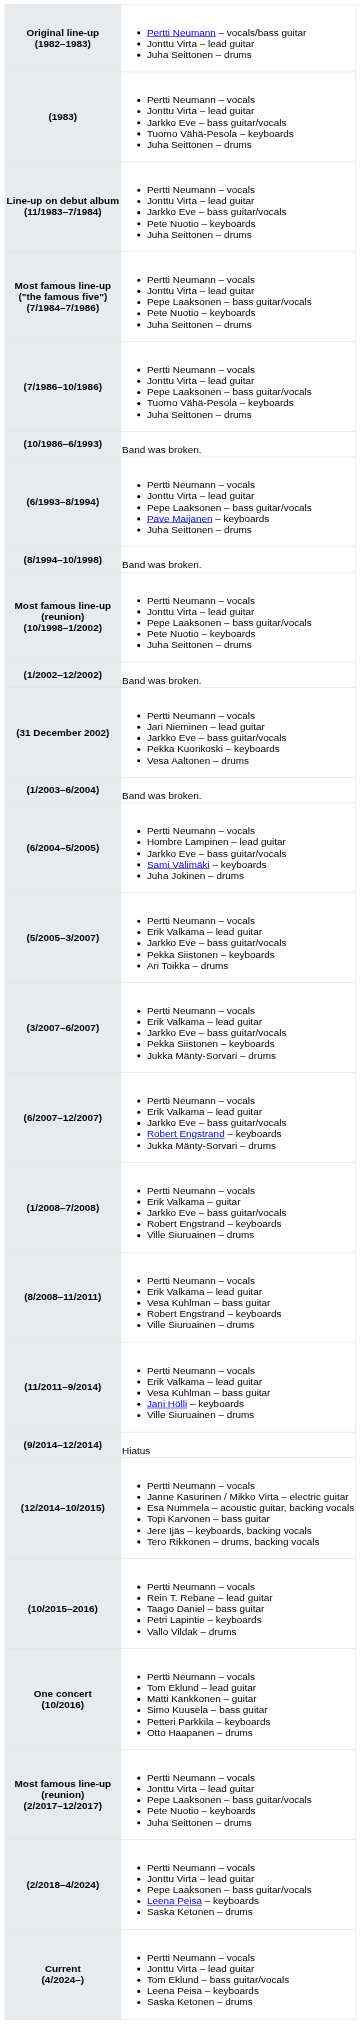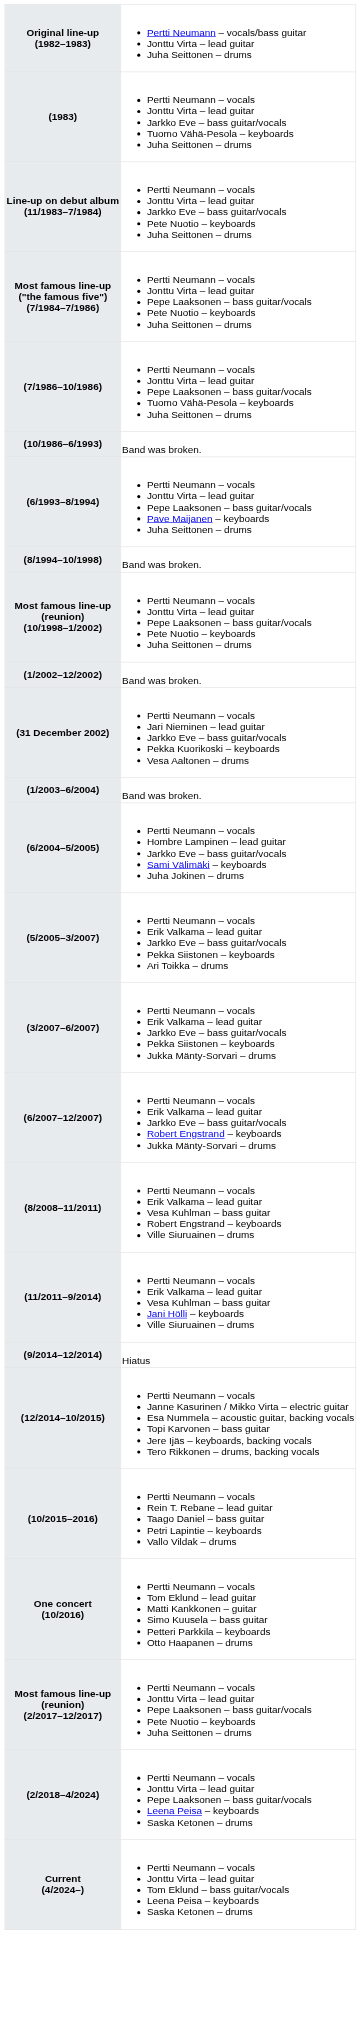- row: (63, 1207)
